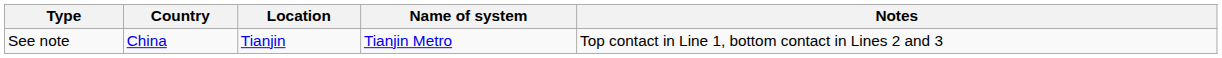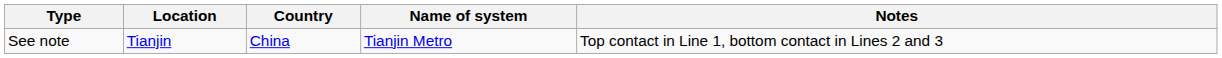columns swapped: (180, 16) <-> (299, 16)
